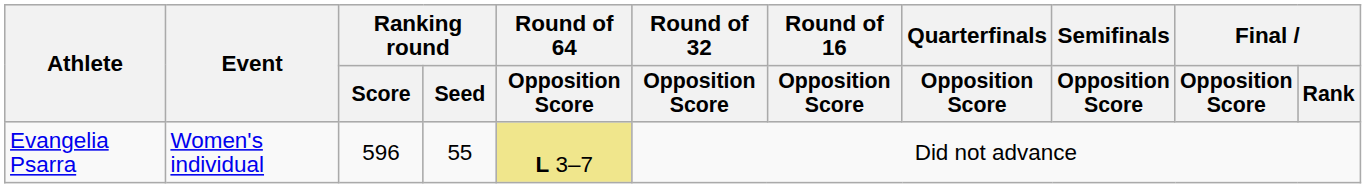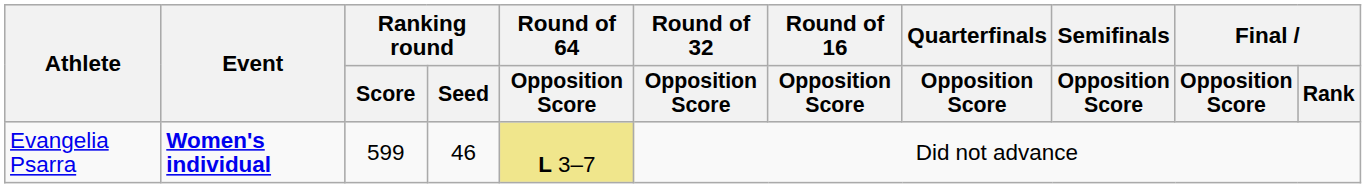(217, 153) normal -> (219, 153) bold
(381, 153) 596 -> (386, 153) 599
(460, 153) 55 -> (463, 153) 46
